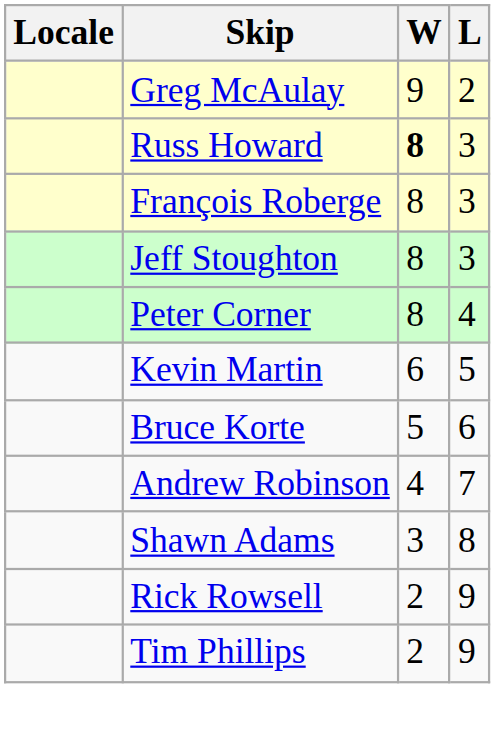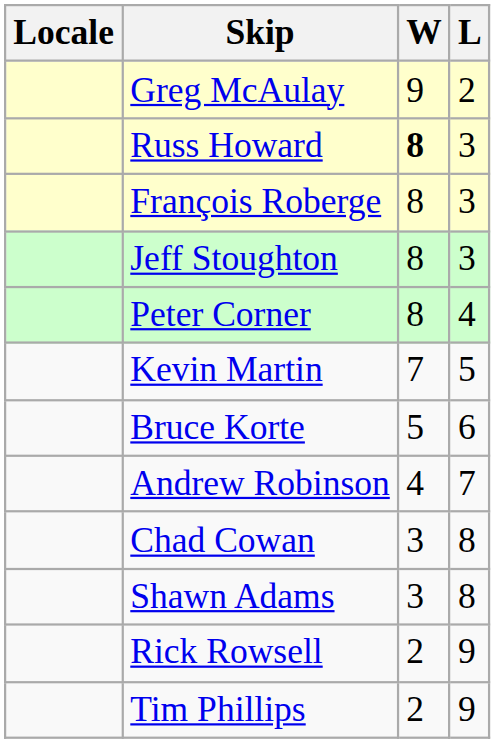(415, 370) 6 -> (415, 370) 7
+ row: (223, 539)
